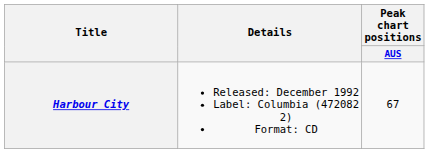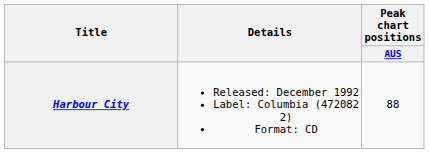(393, 105) 67 -> (393, 105) 88
